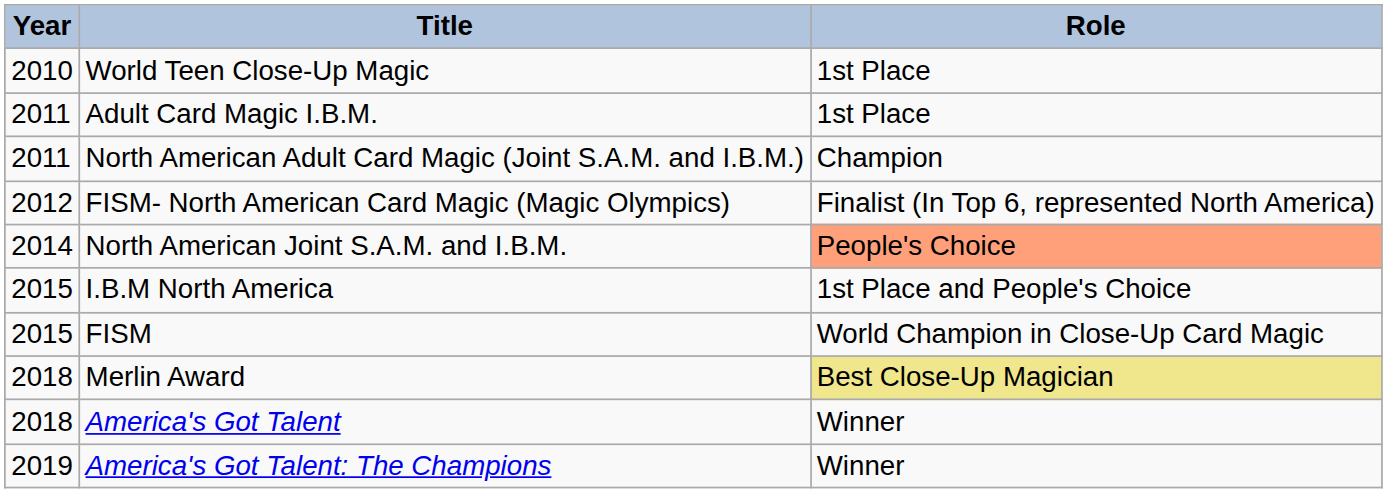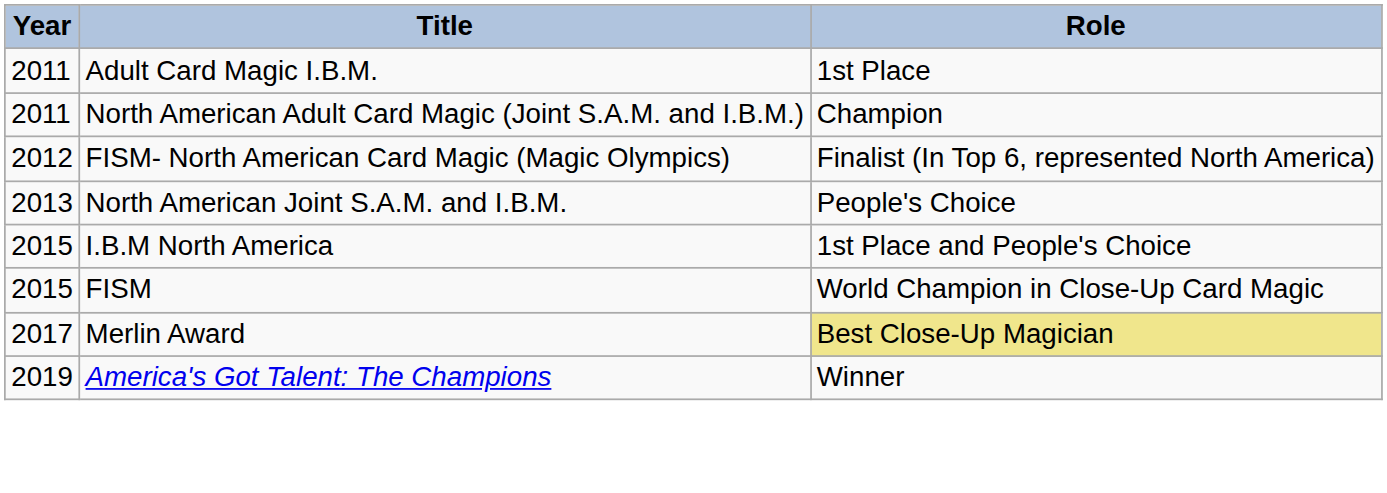- row: (257, 70)
(42, 245) 2014 -> (42, 202) 2013
(916, 245) lightsalmon background -> (916, 202) no background
(42, 377) 2018 -> (42, 333) 2017
- row: (213, 421)
